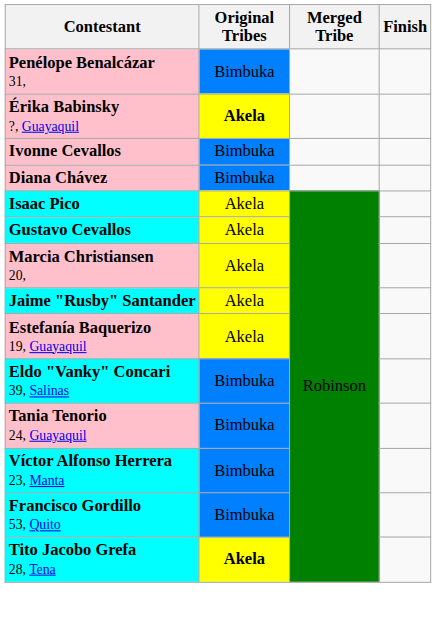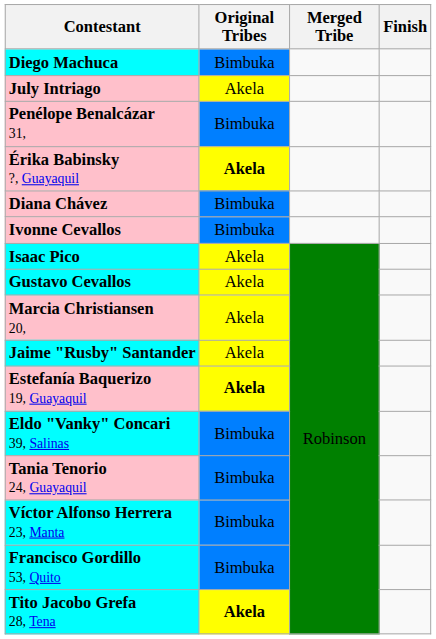+ row: (63, 62)
+ row: (55, 88)
rows swapped: (58, 177) <-> (65, 151)
(244, 336) normal -> (244, 388) bold
